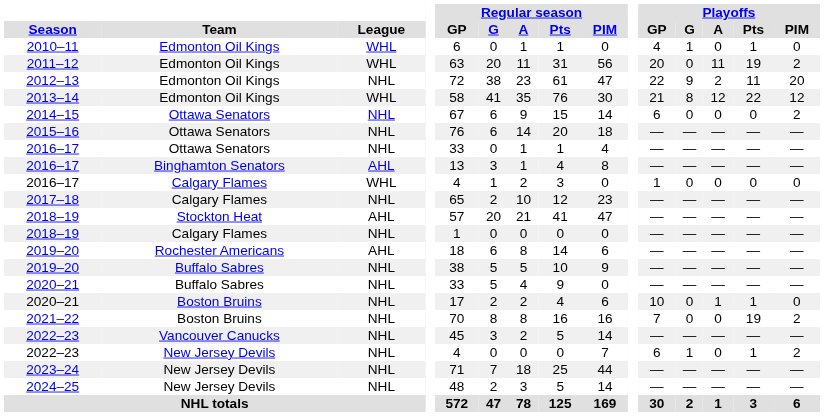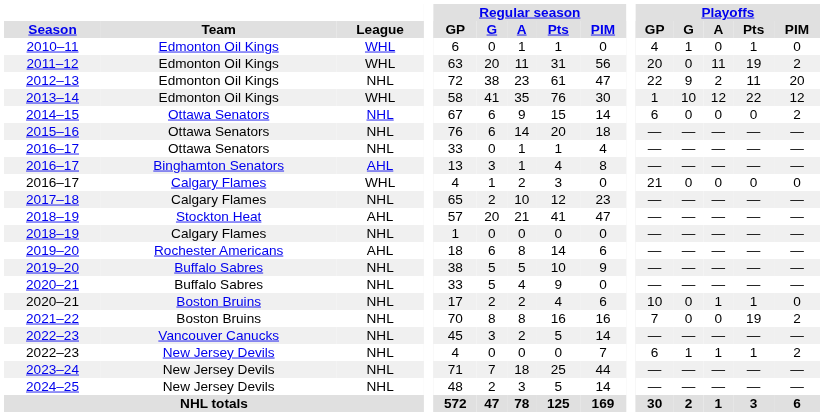(657, 97) 21 -> (655, 97) 1
(689, 97) 8 -> (689, 97) 10
(657, 182) 1 -> (655, 182) 21
(718, 352) 0 -> (718, 352) 1
